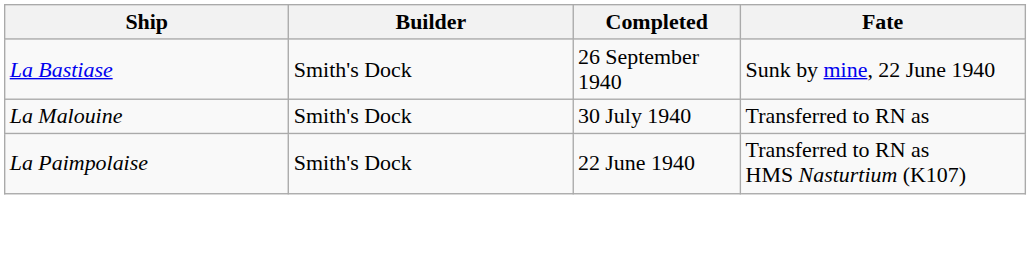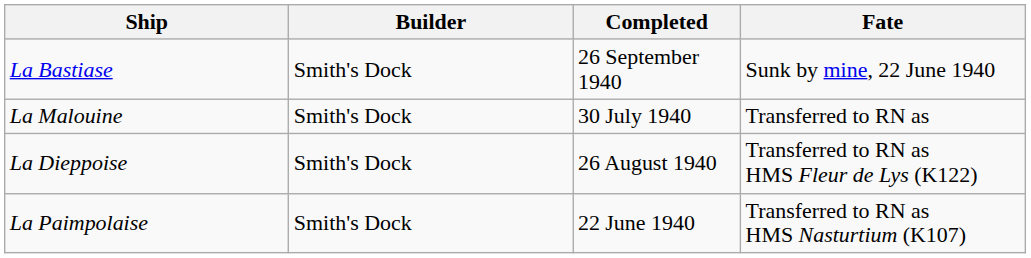+ row: (68, 163)
